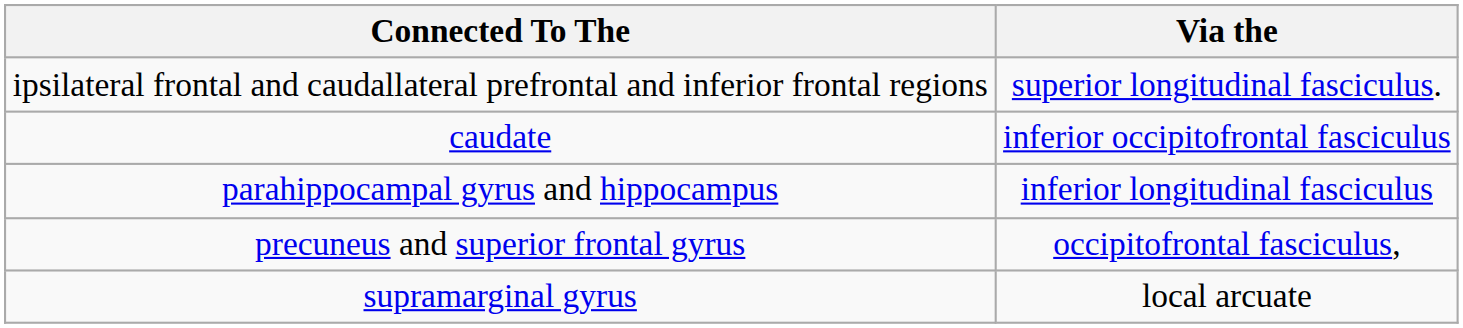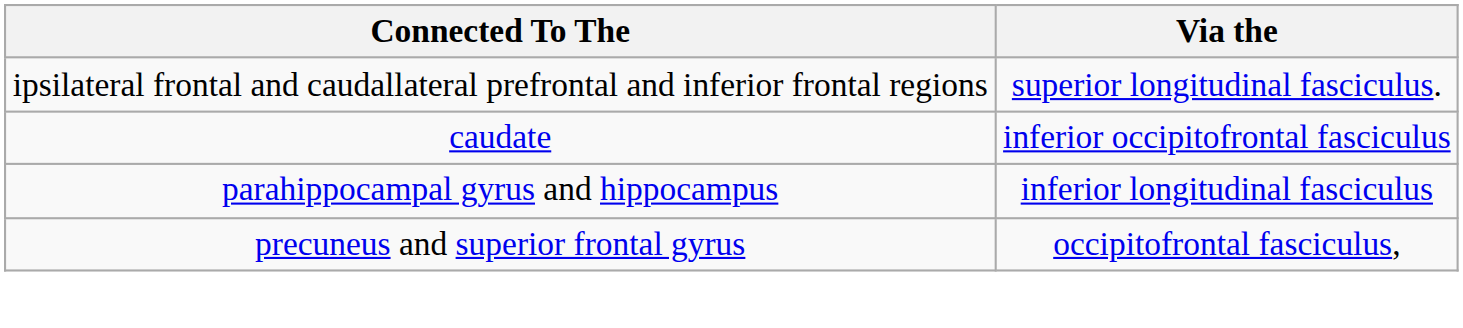- row: (500, 296)
